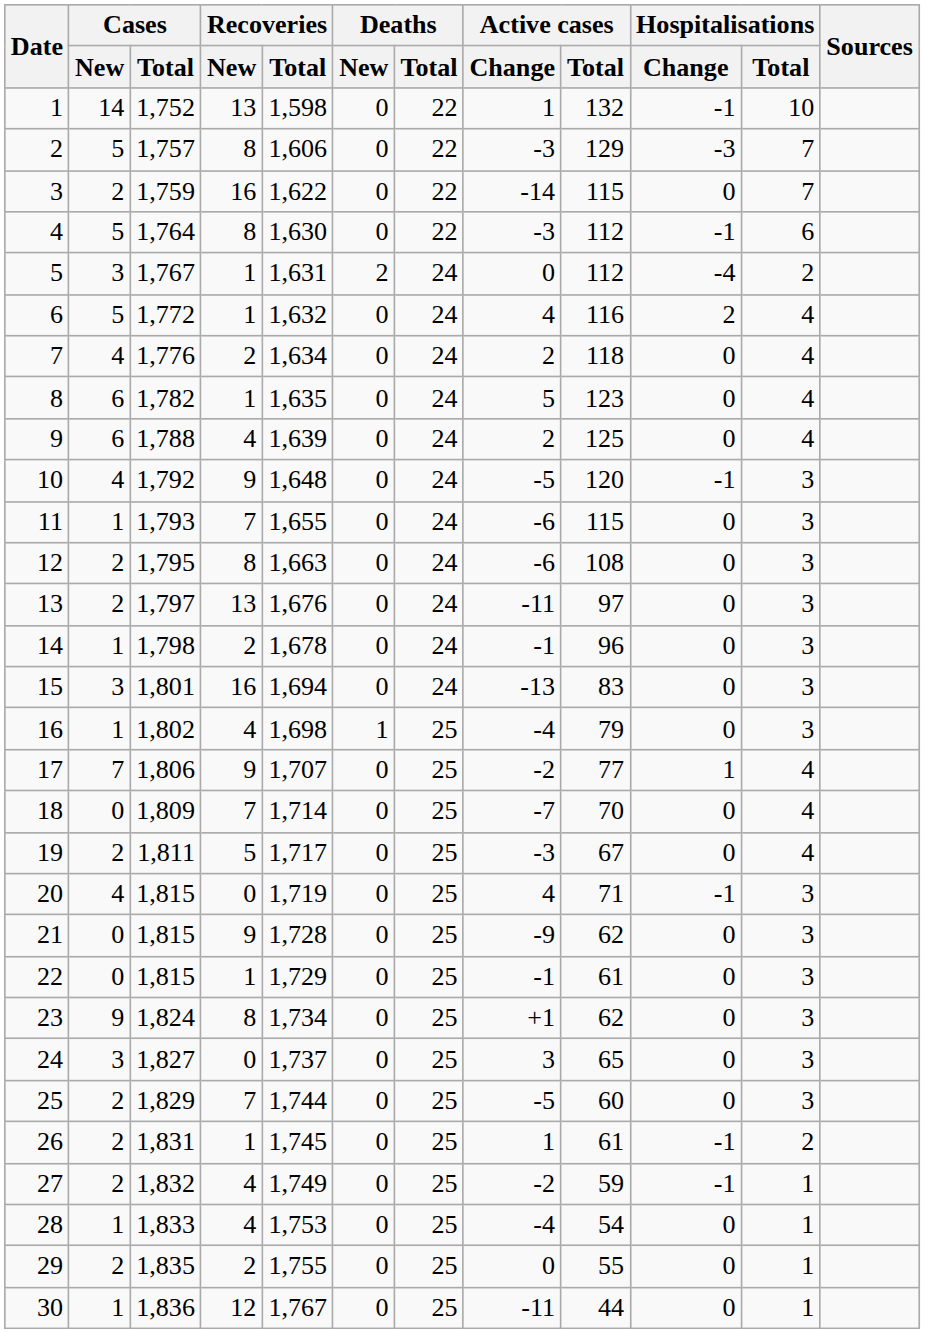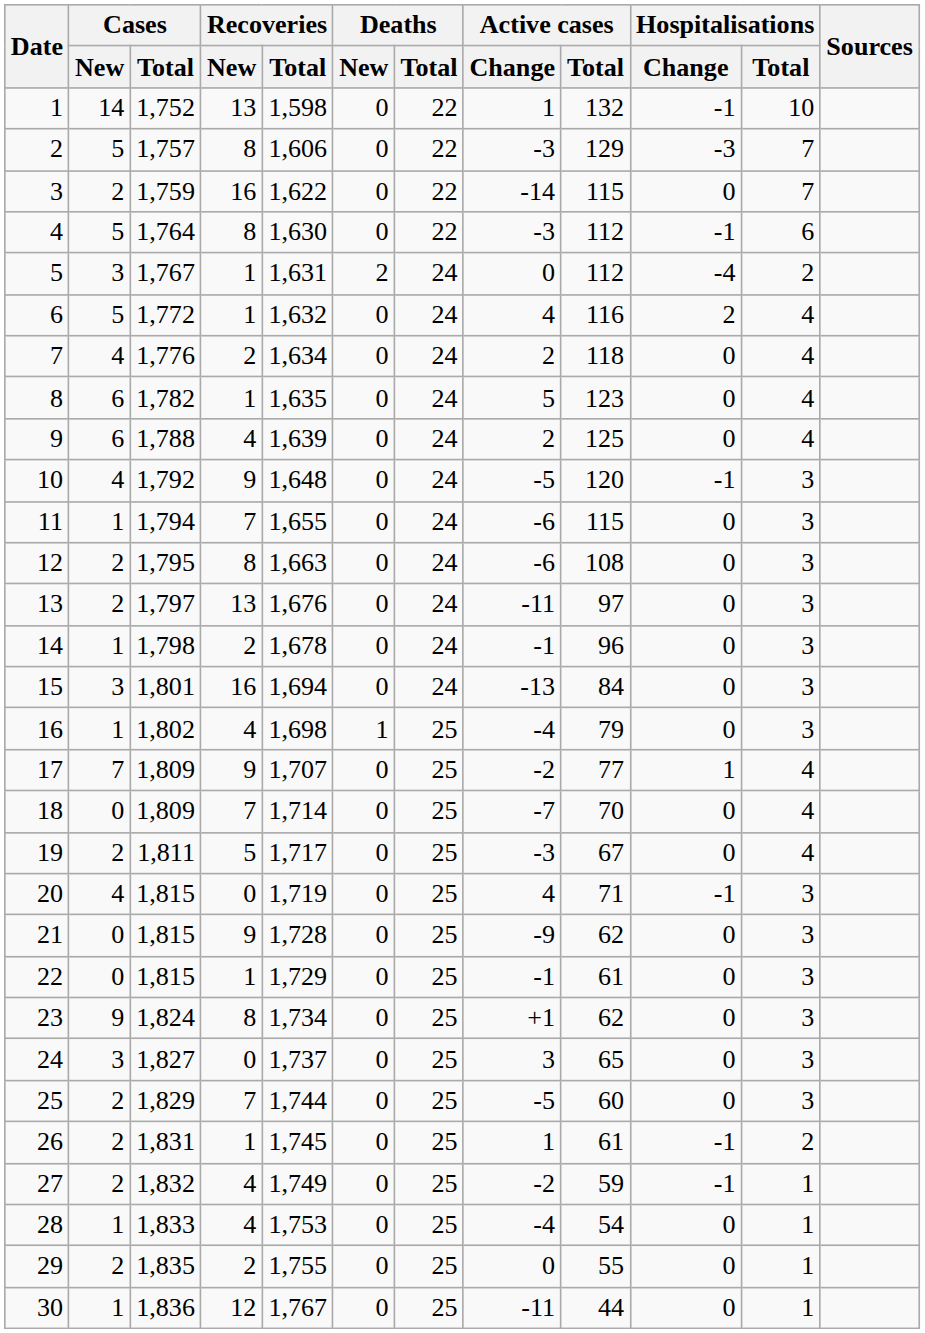(166, 521) 1,793 -> (166, 521) 1,794
(611, 686) 83 -> (611, 686) 84
(166, 769) 1,806 -> (166, 769) 1,809
